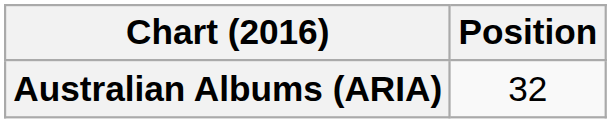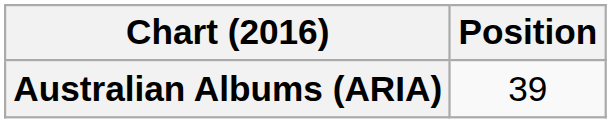(528, 88) 32 -> (528, 88) 39
